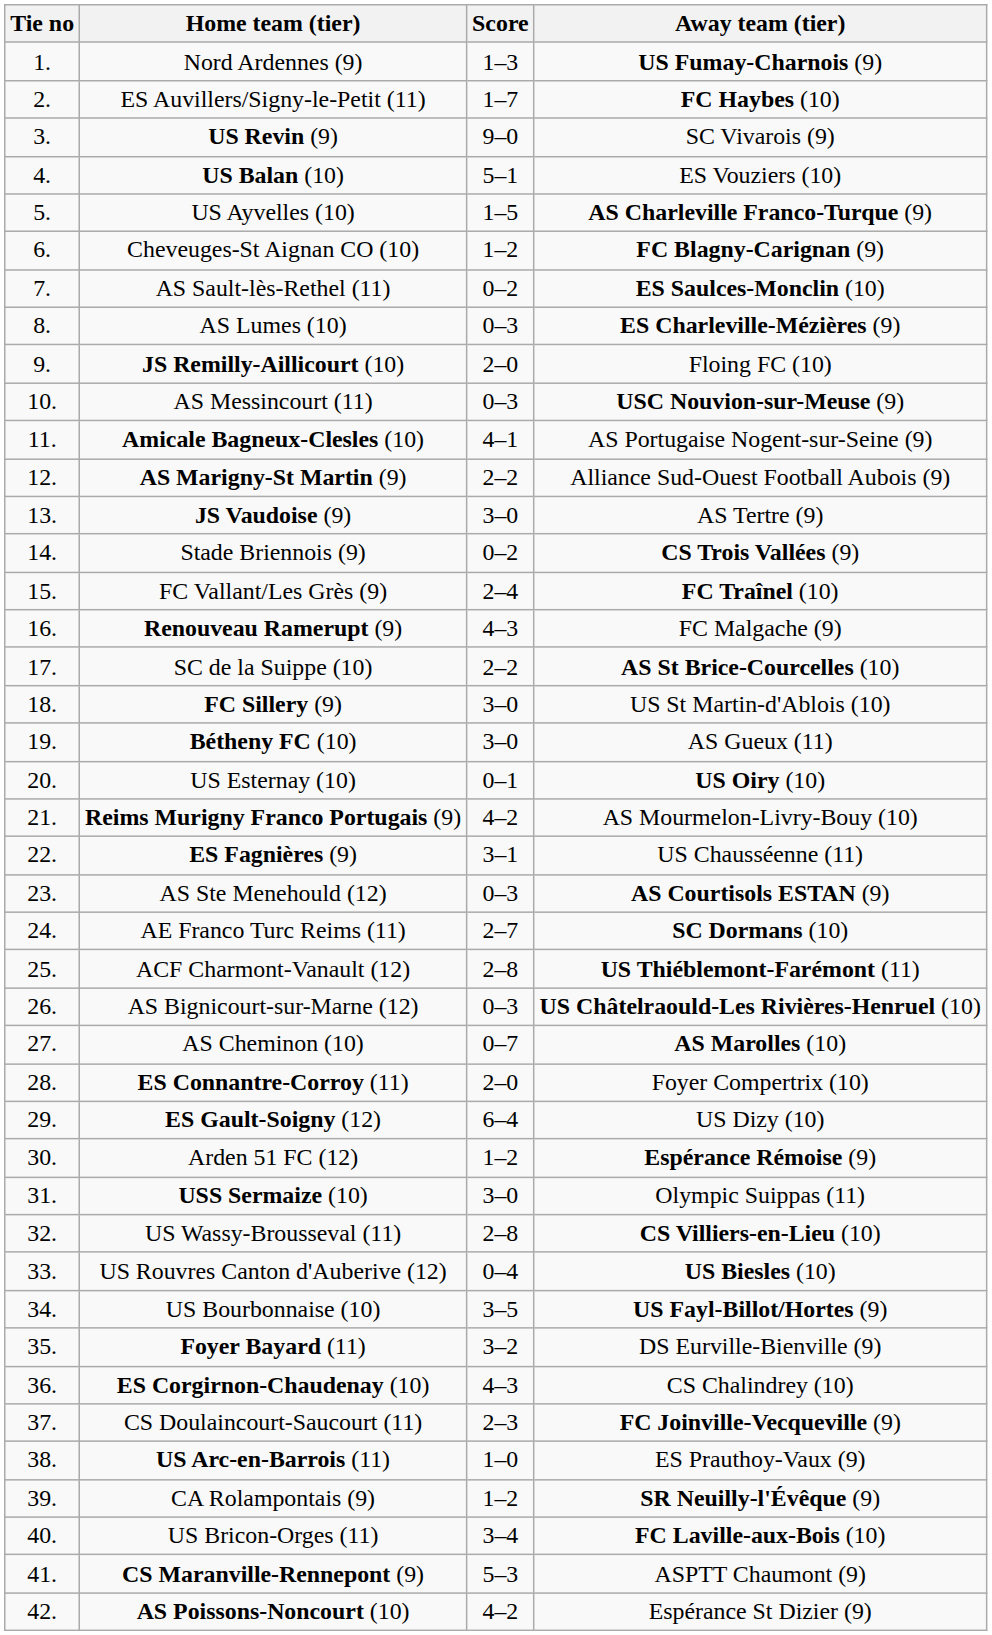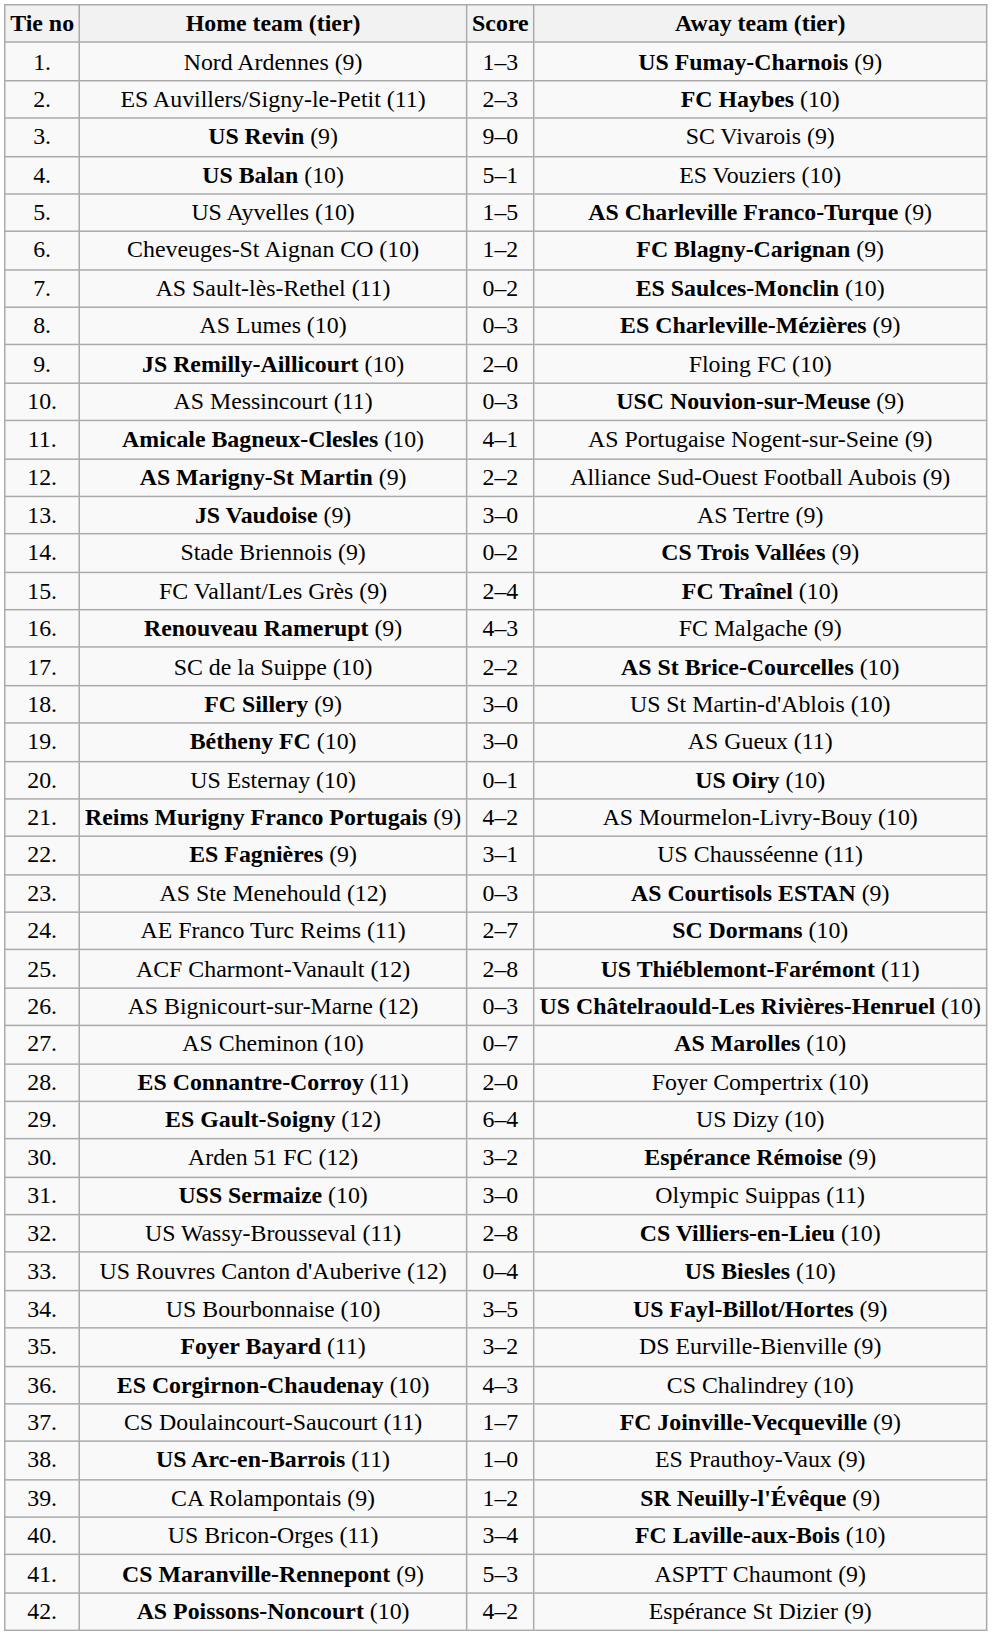(500, 99) 1–7 -> (500, 99) 2–3
(500, 1157) 1–2 -> (500, 1157) 3–2
(500, 1422) 2–3 -> (500, 1422) 1–7
